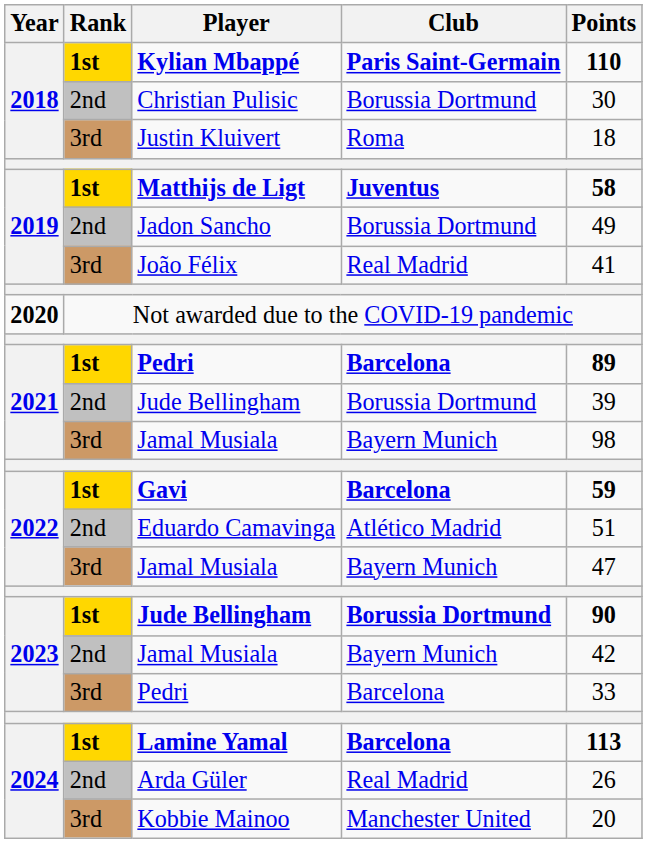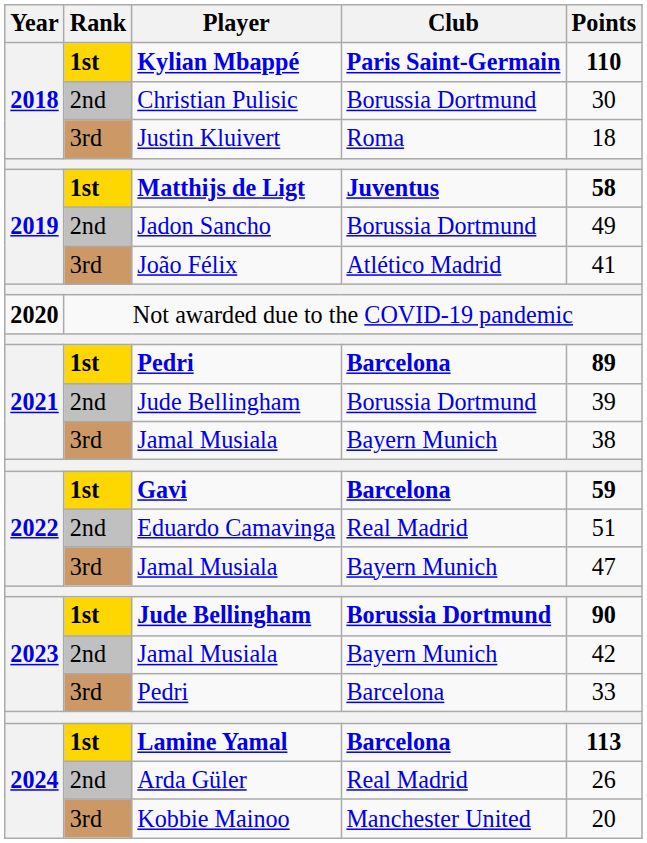(407, 264) Real Madrid -> (424, 264) Atlético Madrid
(604, 440) 98 -> (604, 440) 38
(424, 527) Atlético Madrid -> (407, 527) Real Madrid
